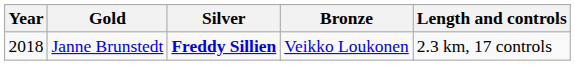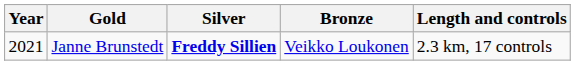(26, 45) 2018 -> (26, 45) 2021
